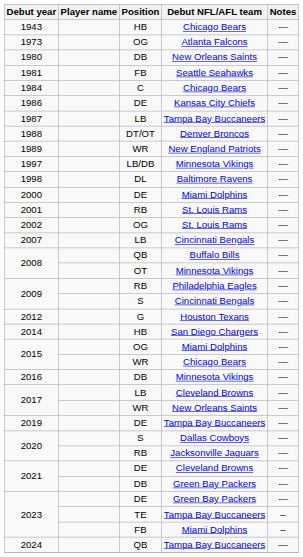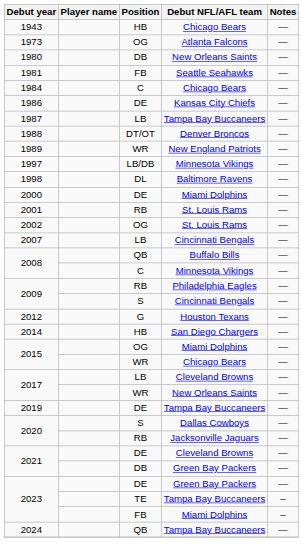(140, 270) OT -> (140, 270) C
- row: (31, 377)
